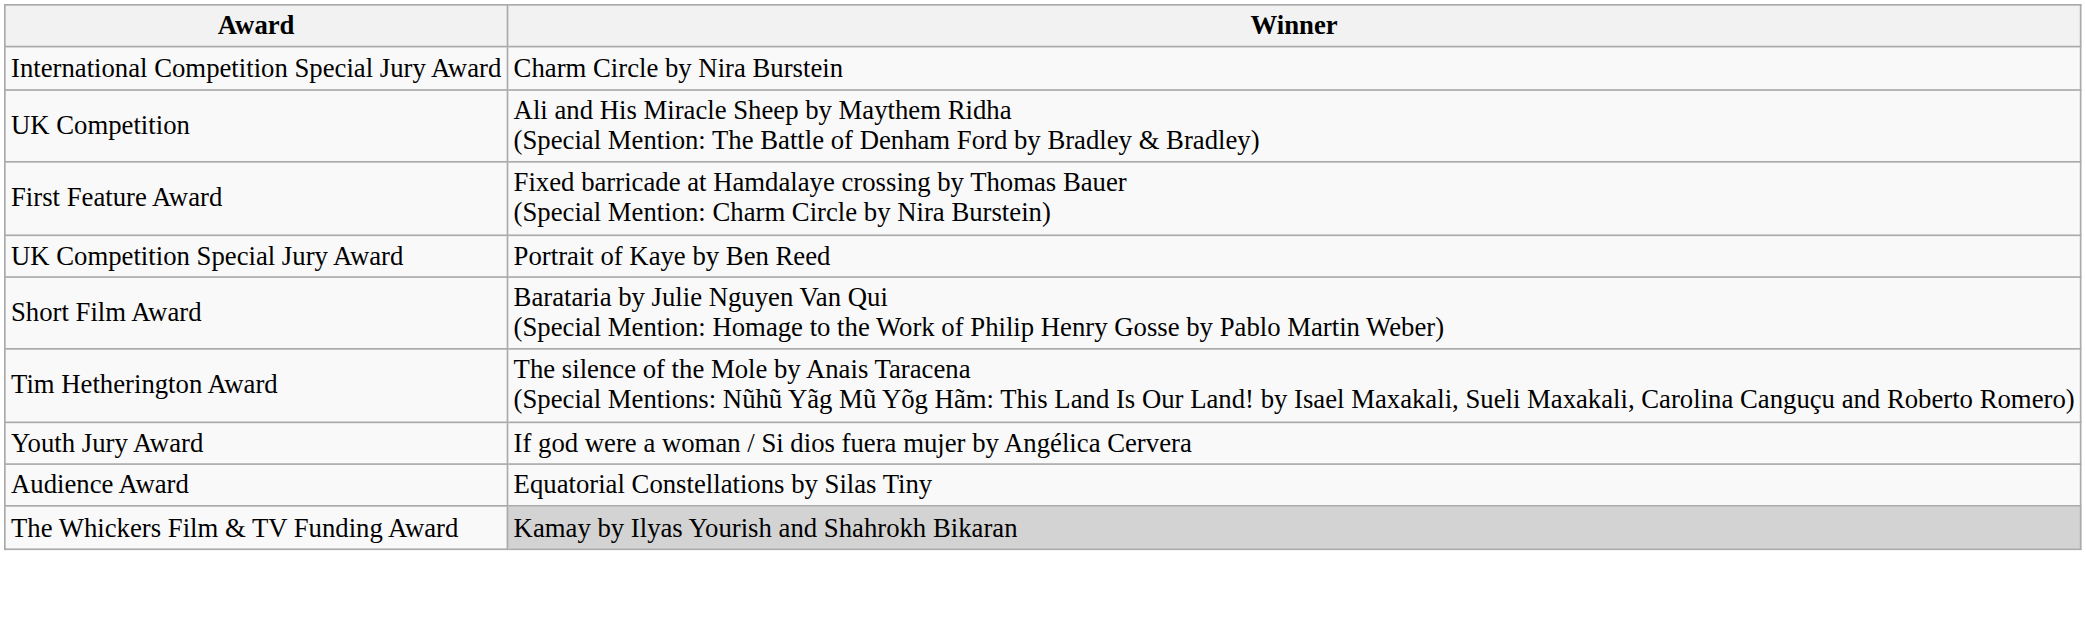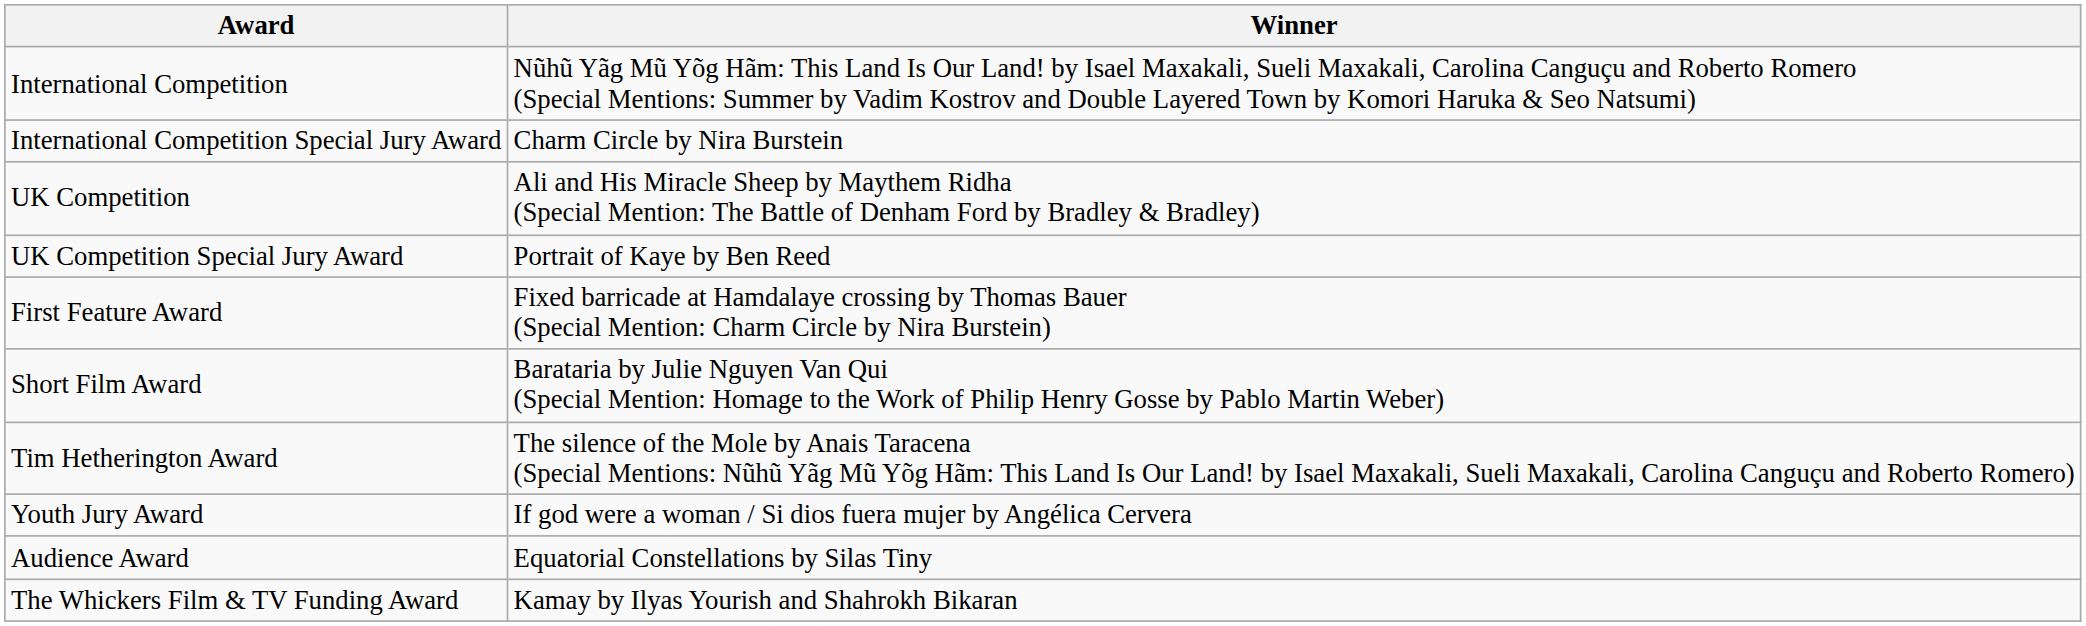+ row: (149, 83)
rows swapped: (207, 255) <-> (117, 197)
(766, 527) lightgrey background -> (766, 599) no background
